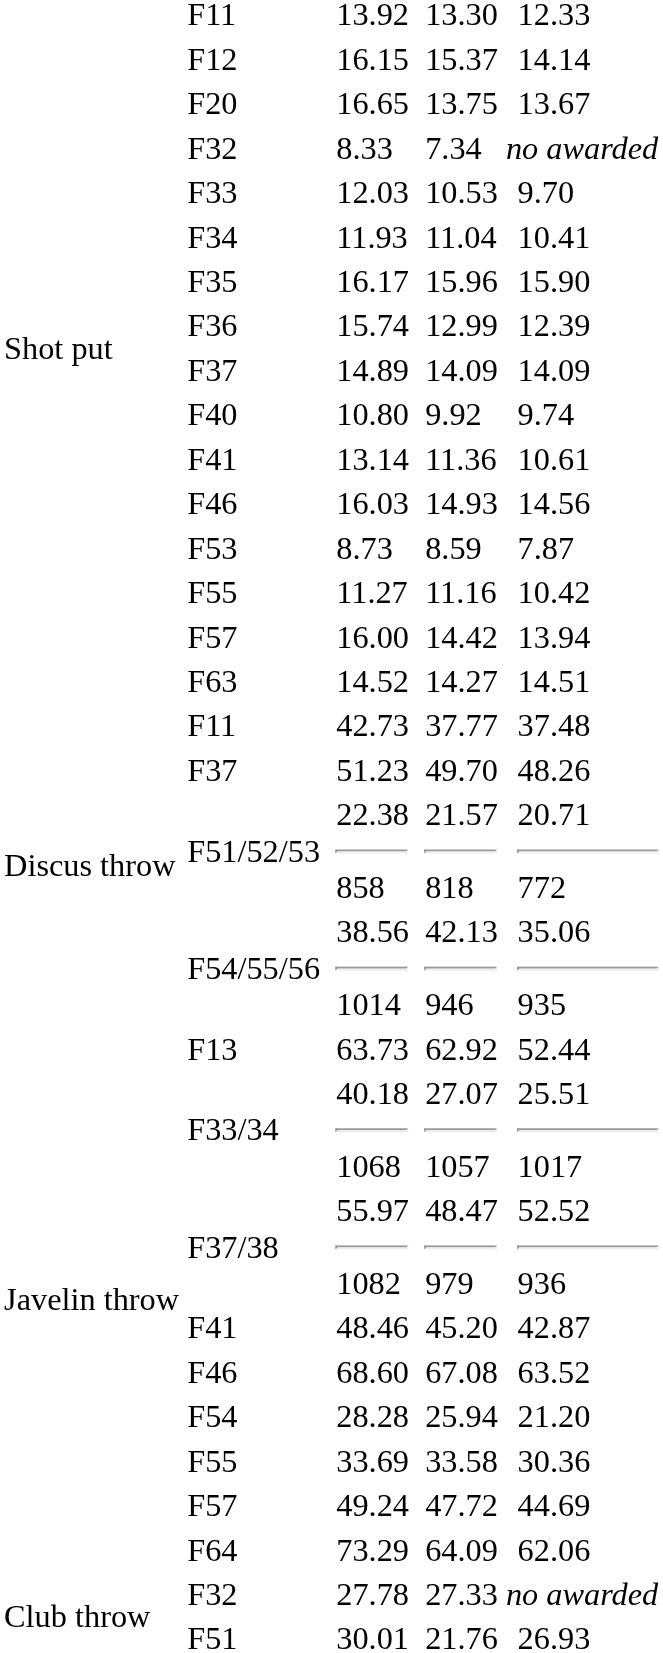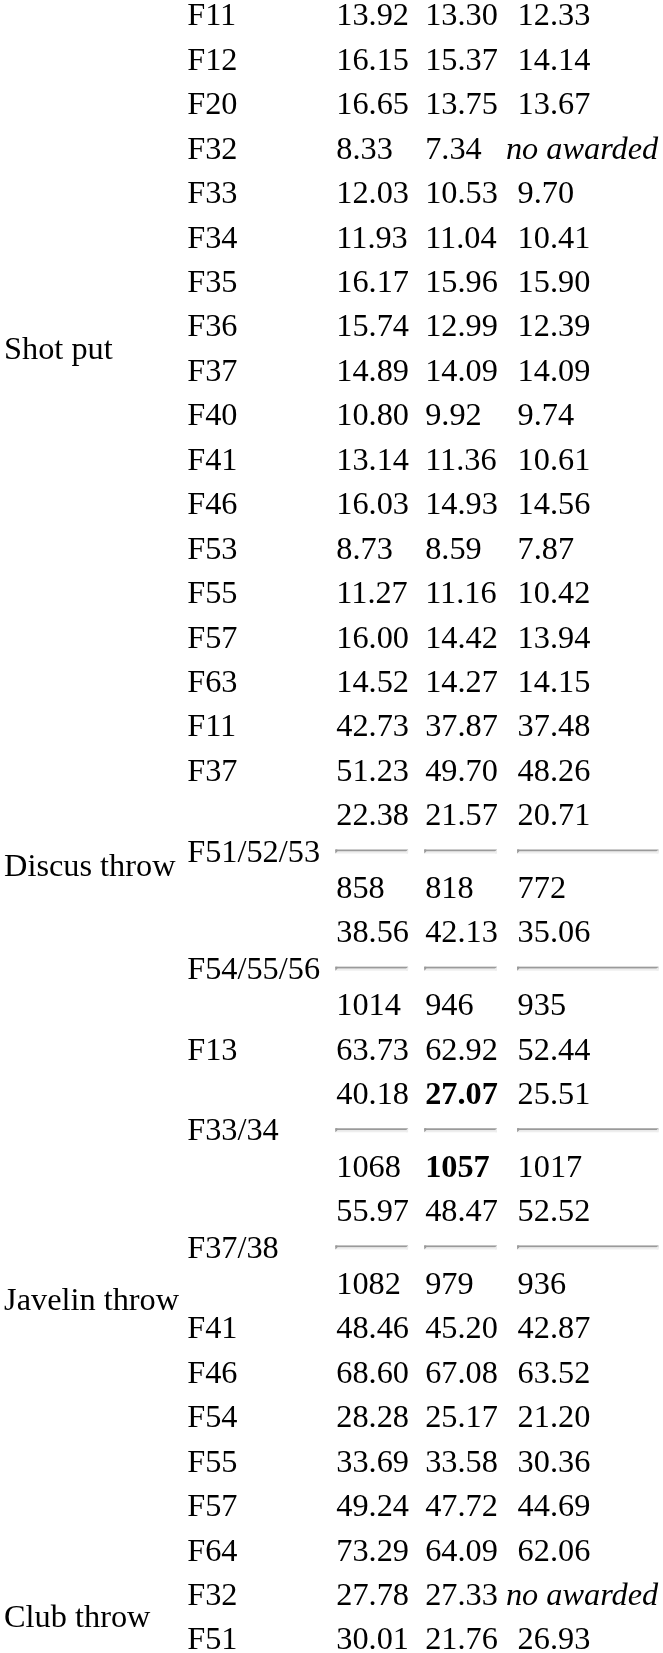(554, 681) 14.51 -> (554, 681) 14.15
(461, 725) 37.77 -> (461, 725) 37.87
(461, 1129) normal -> (461, 1129) bold
(461, 1416) 25.94 -> (461, 1416) 25.17
